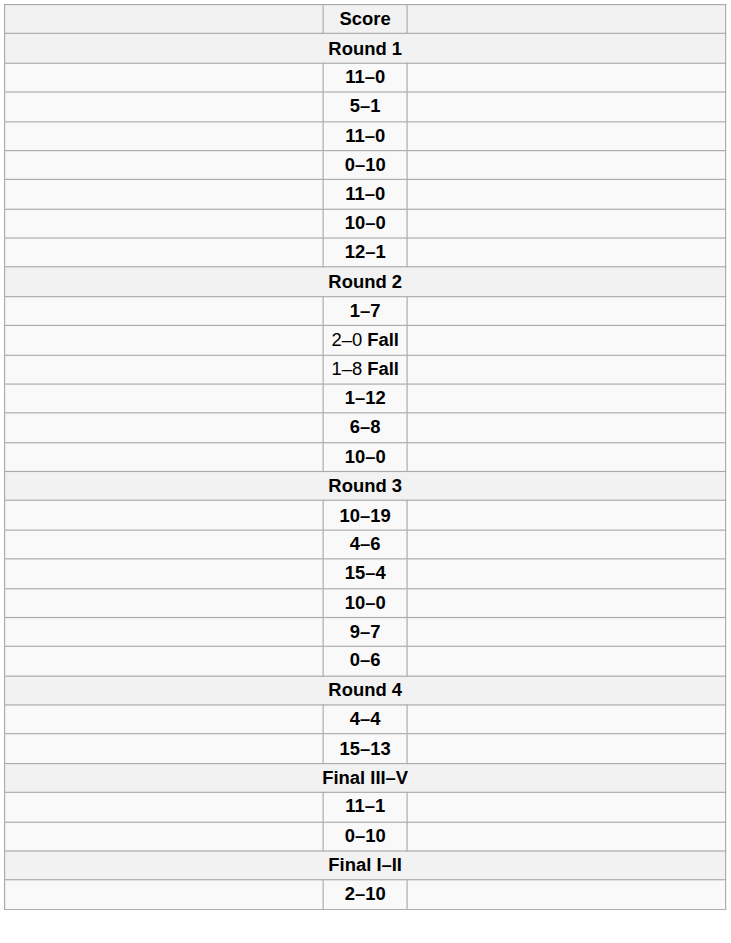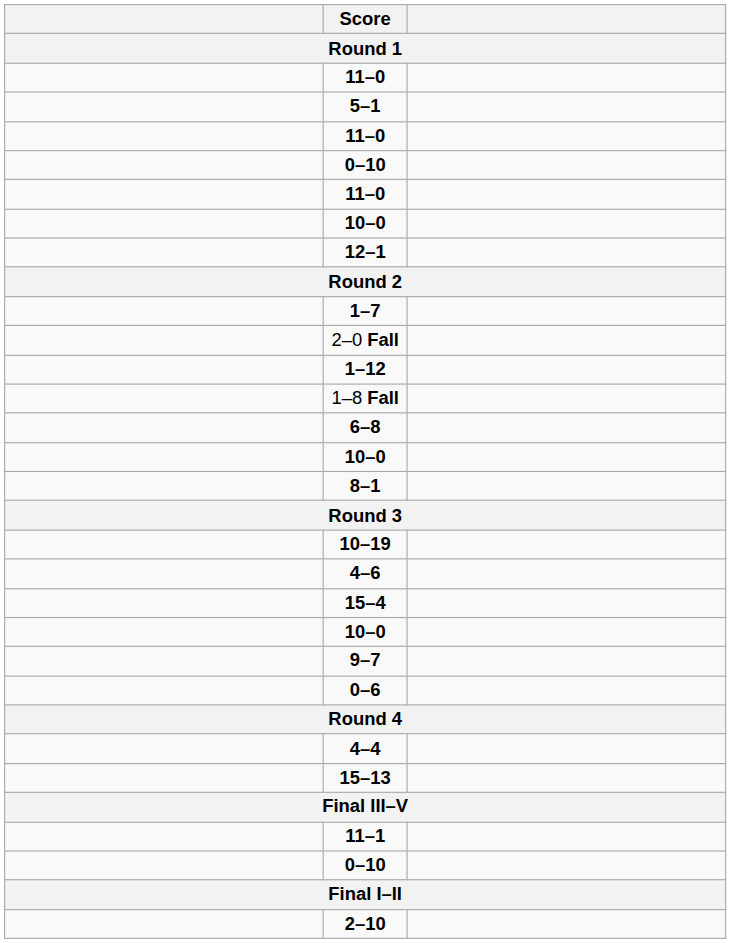rows swapped: (164, 369) <-> (164, 399)
+ row: (164, 486)
